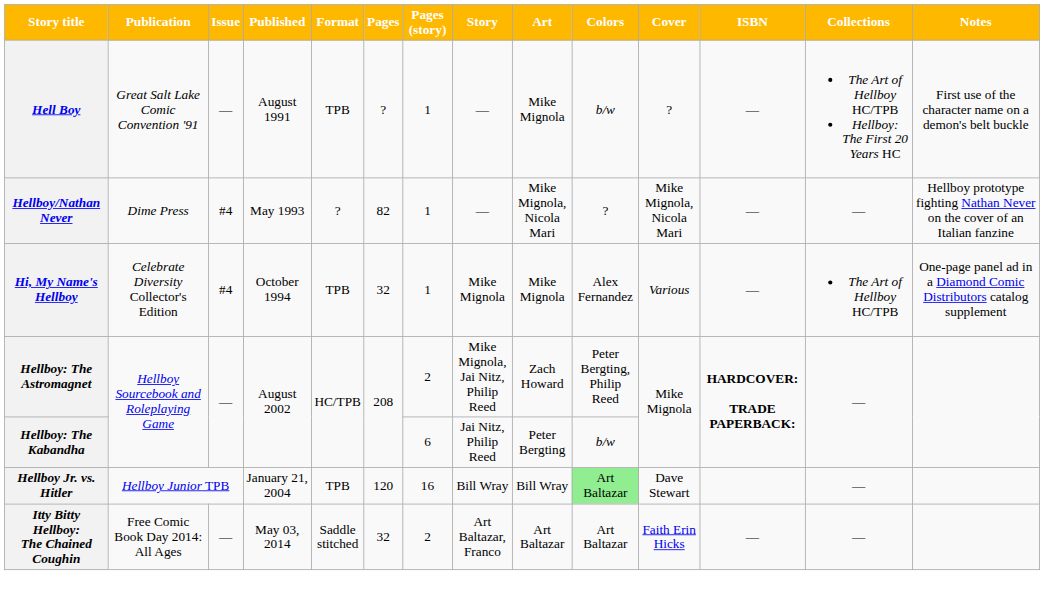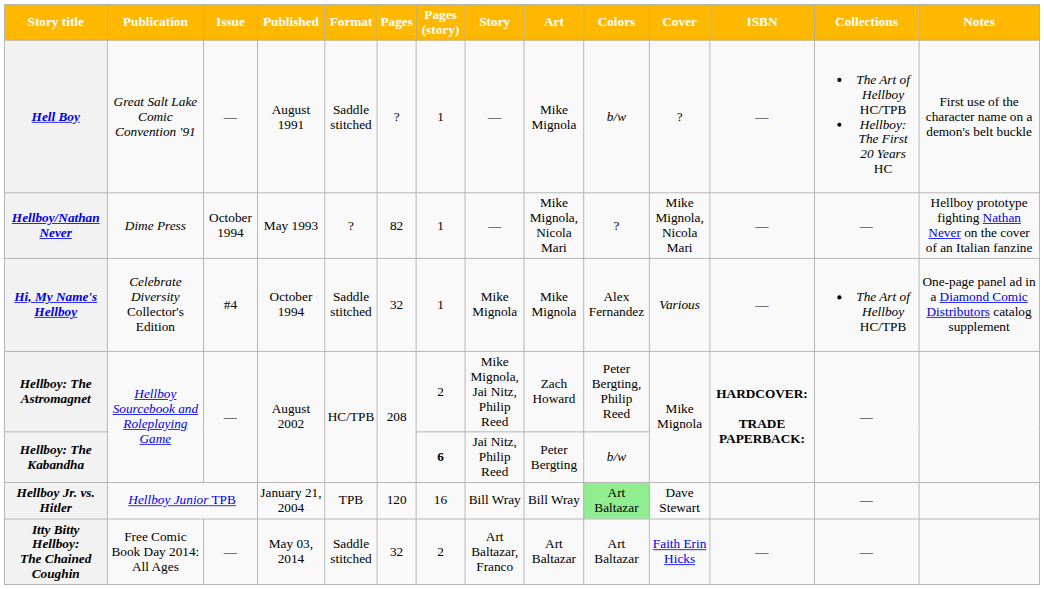(338, 109) TPB -> (351, 116) Saddle stitched
(226, 210) #4 -> (230, 225) October 1994
(338, 289) TPB -> (351, 304) Saddle stitched
(427, 442) normal -> (441, 457) bold
